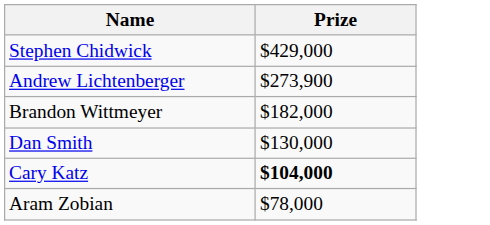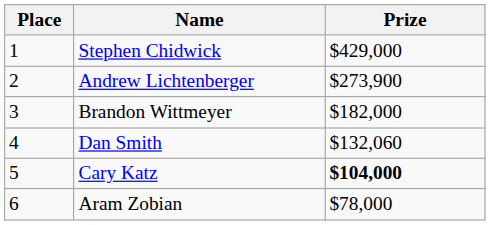+ column: (39, 19)
(296, 142) $130,000 -> (366, 142) $132,060
